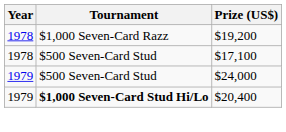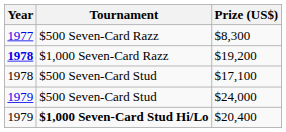+ row: (232, 35)
(20, 35) normal -> (20, 55) bold
